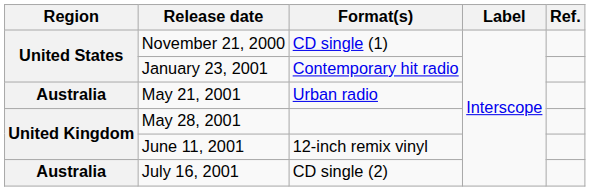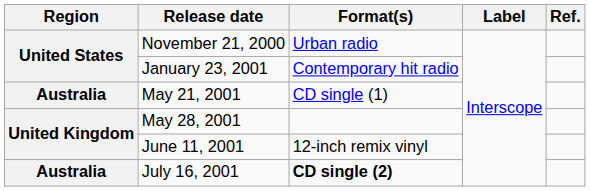(340, 43) CD single (1) -> (335, 43) Urban radio
(335, 95) Urban radio -> (340, 95) CD single (1)
(340, 172) normal -> (343, 172) bold
